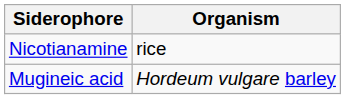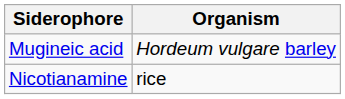rows swapped: (66, 78) <-> (68, 49)
